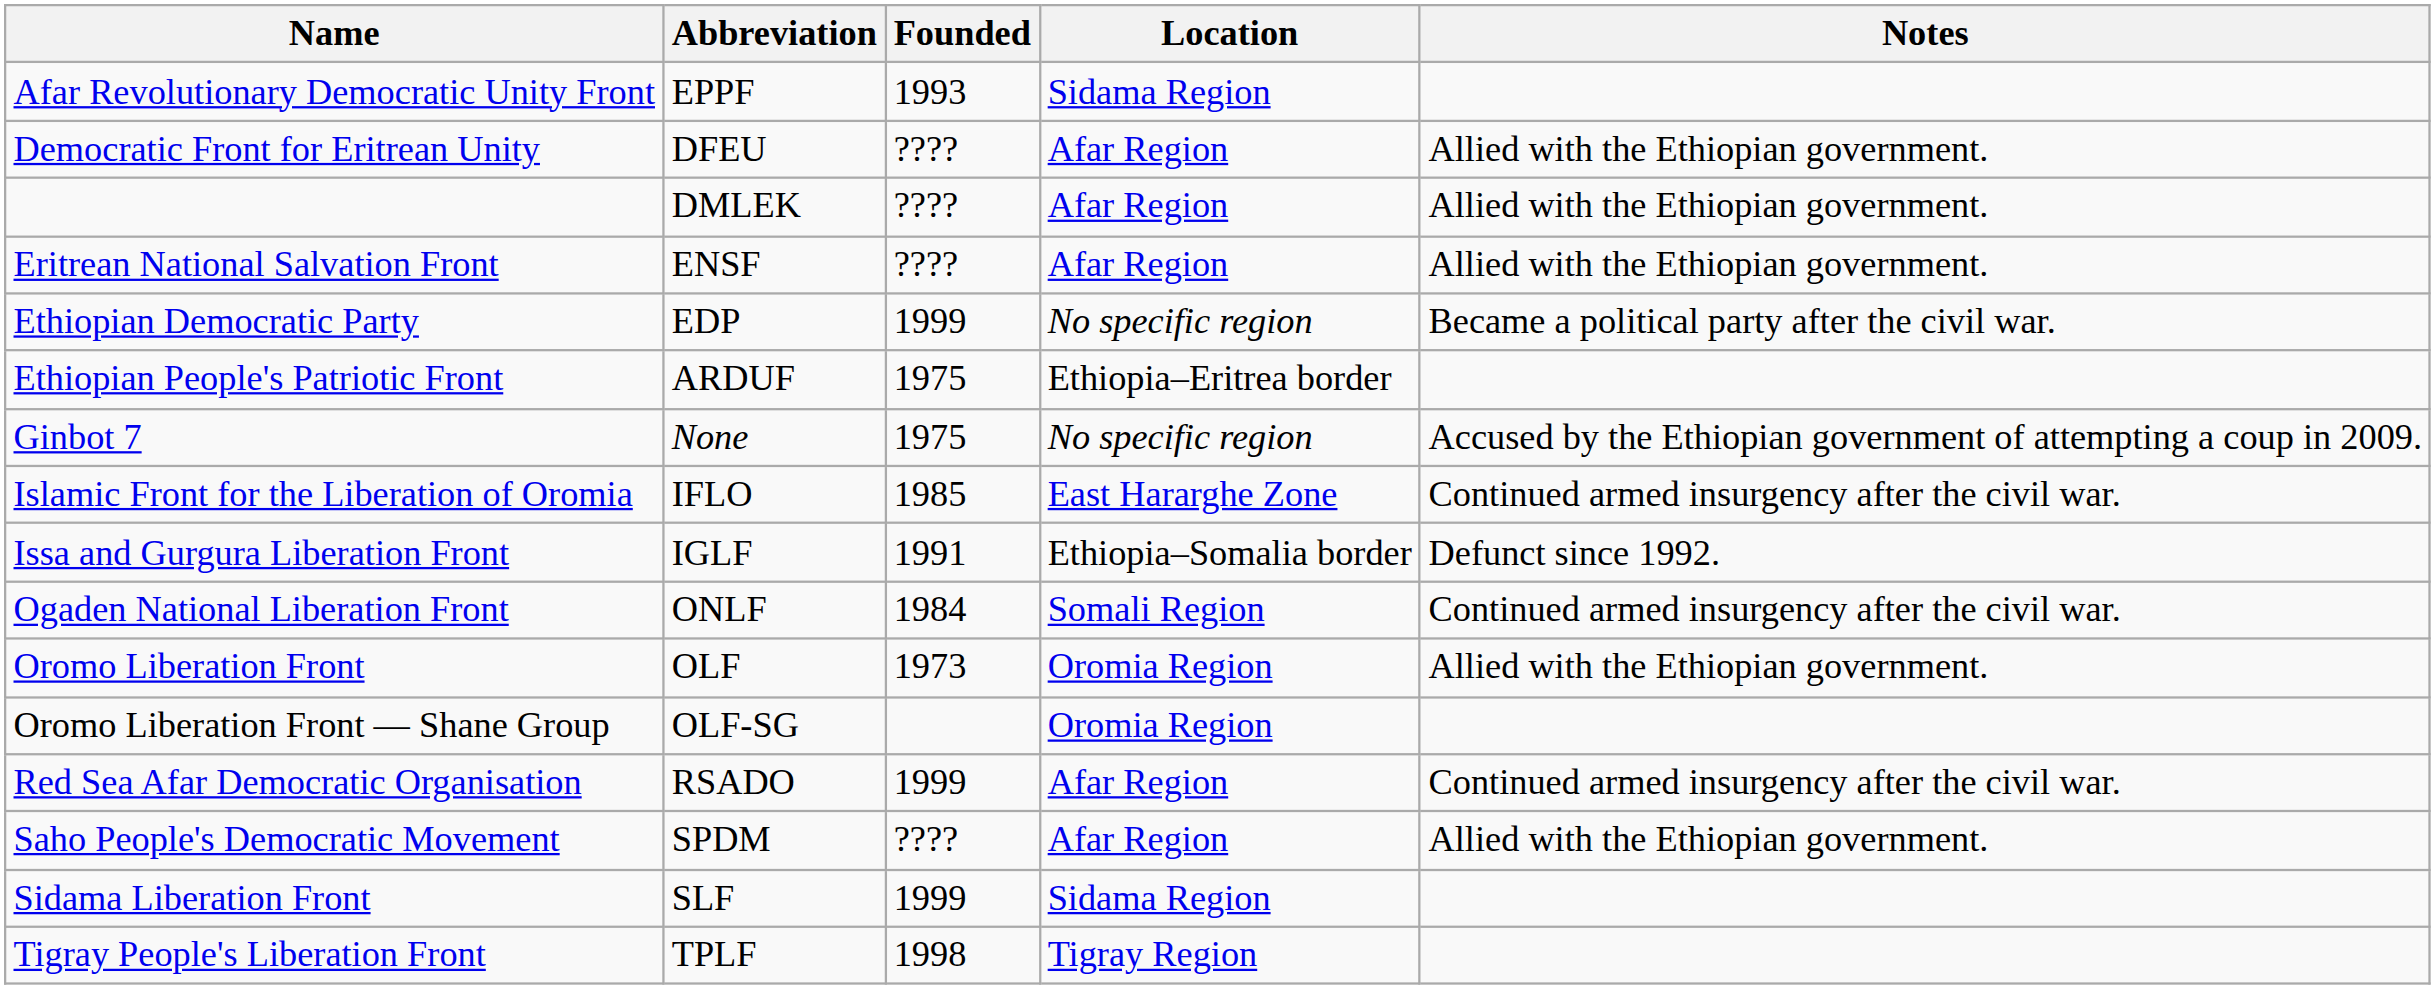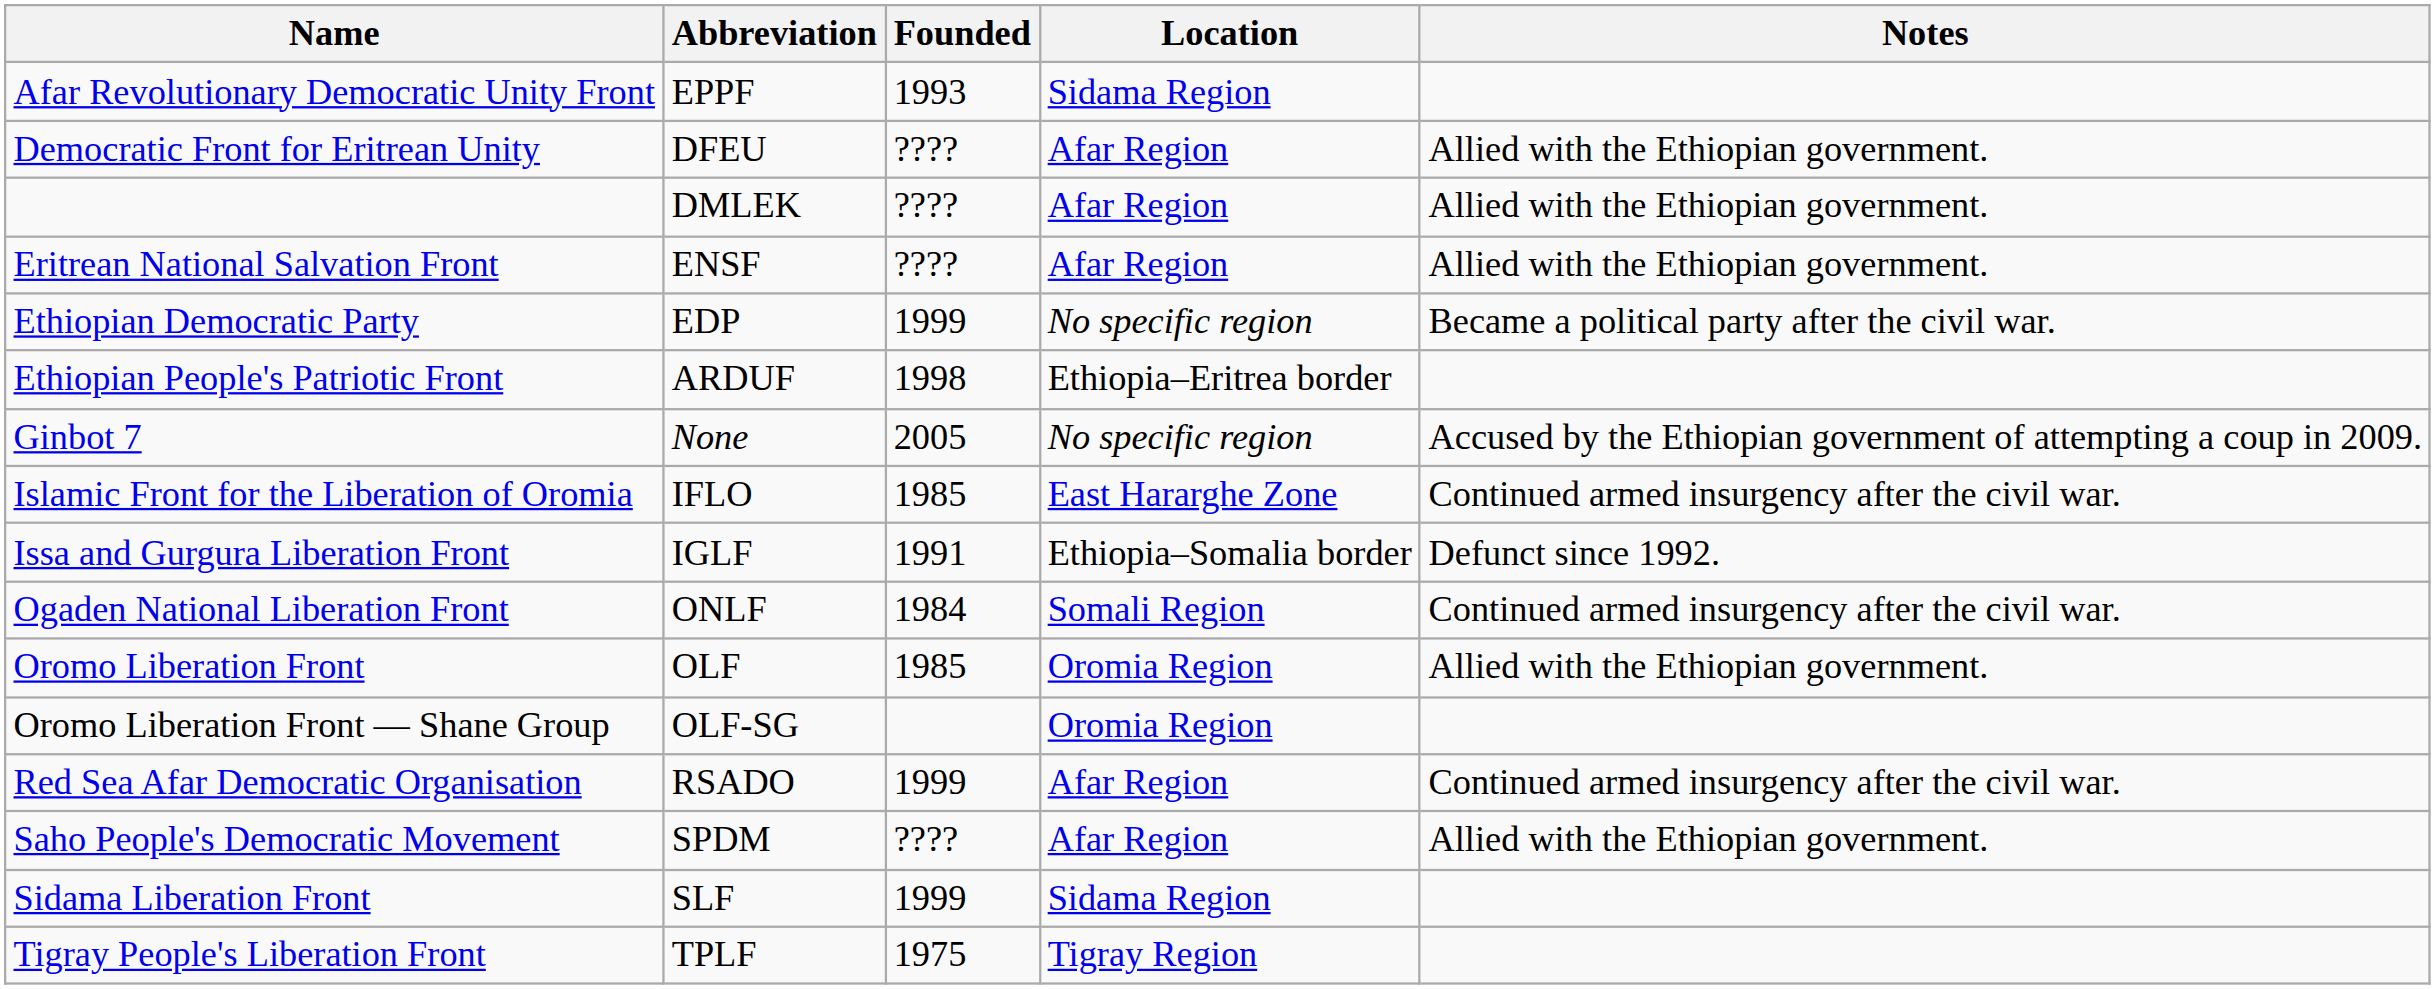(930, 378) 1975 -> (930, 378) 1998
(930, 436) 1975 -> (930, 436) 2005
(930, 666) 1973 -> (930, 666) 1985
(930, 954) 1998 -> (930, 954) 1975
